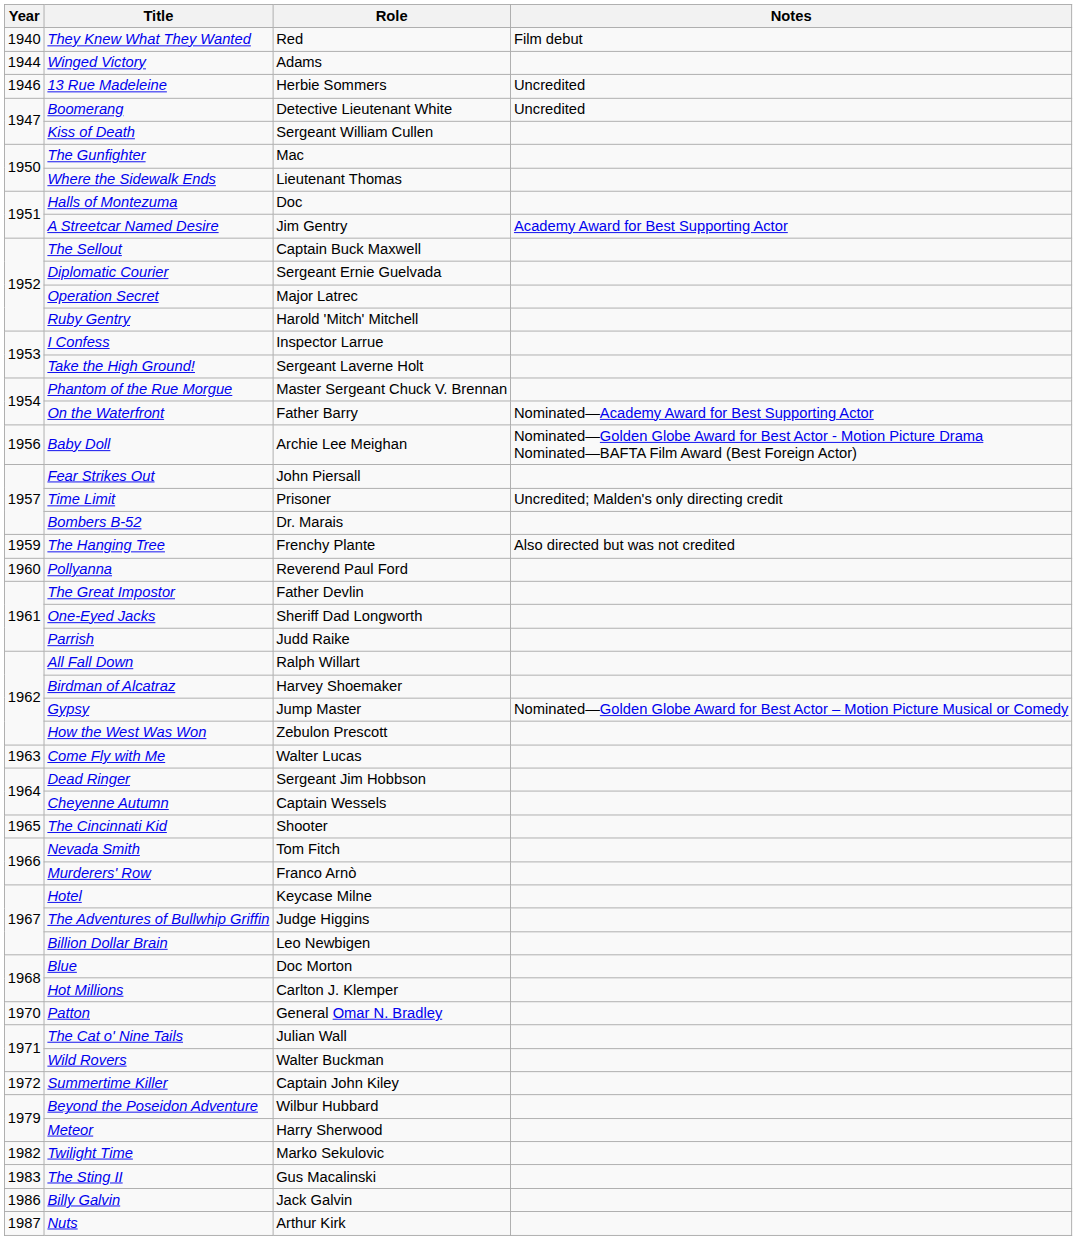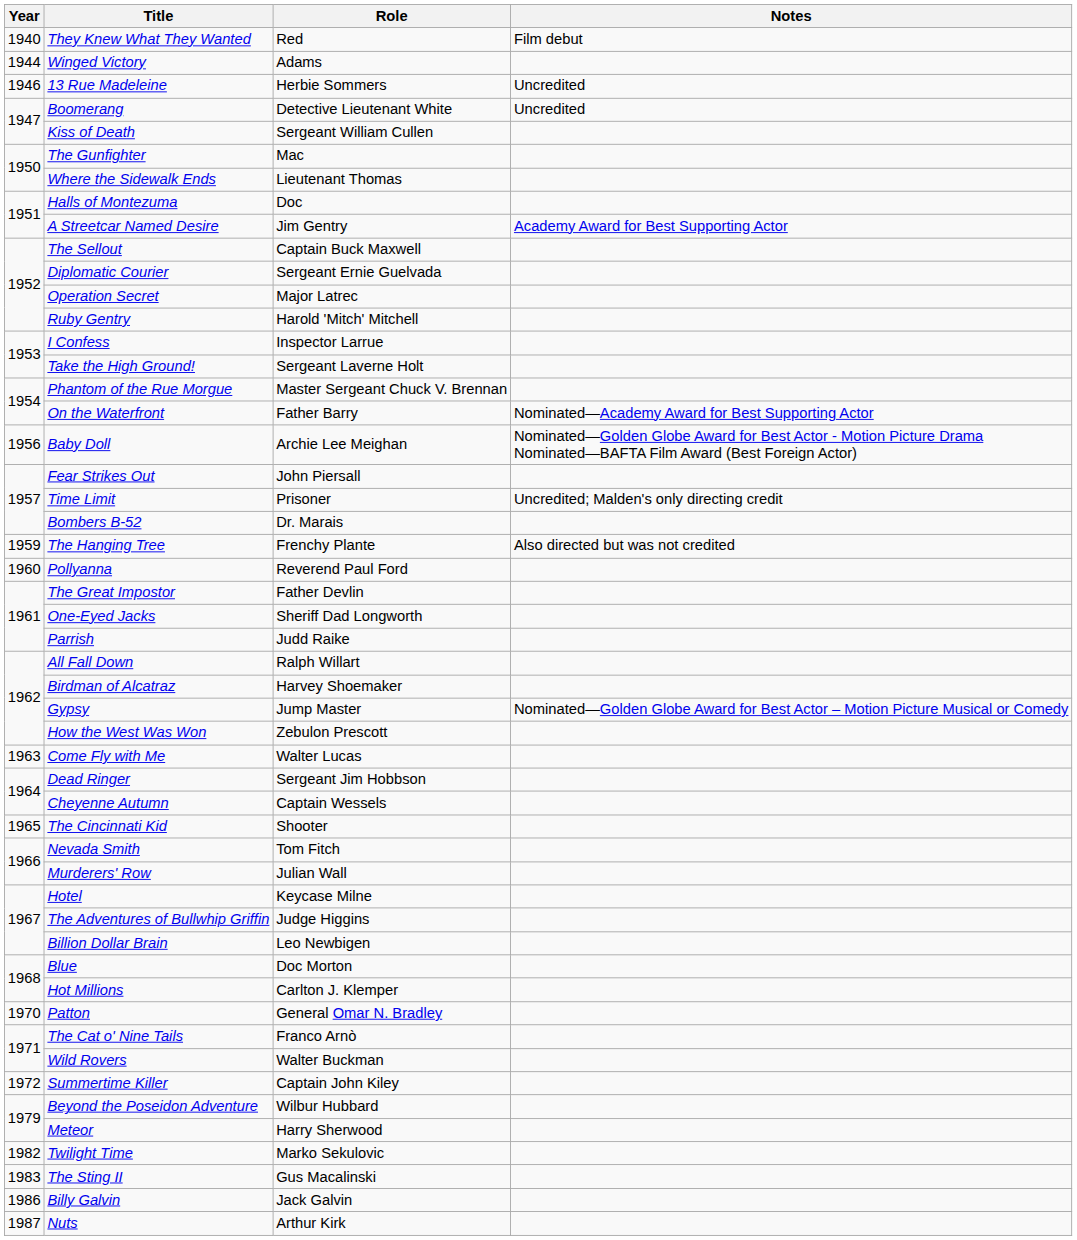(316, 873) Franco Arnò -> (311, 873) Julian Wall
(311, 1036) Julian Wall -> (316, 1036) Franco Arnò
